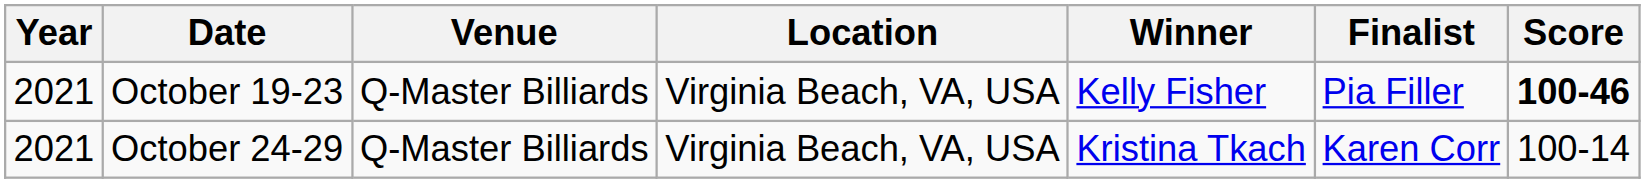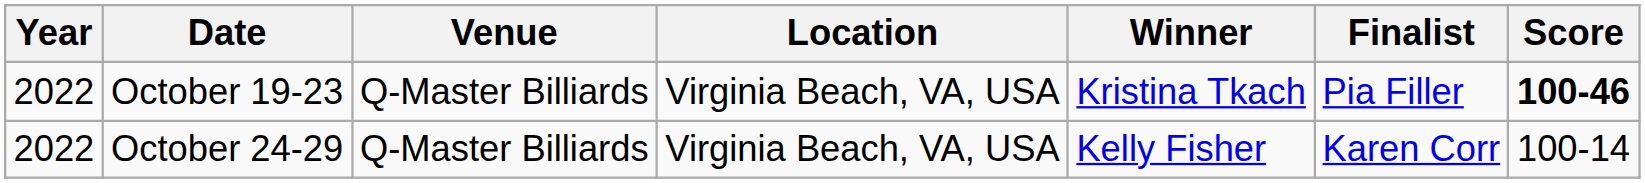(54, 90) 2021 -> (54, 90) 2022
(1171, 90) Kelly Fisher -> (1191, 90) Kristina Tkach
(54, 148) 2021 -> (54, 148) 2022
(1191, 148) Kristina Tkach -> (1171, 148) Kelly Fisher
